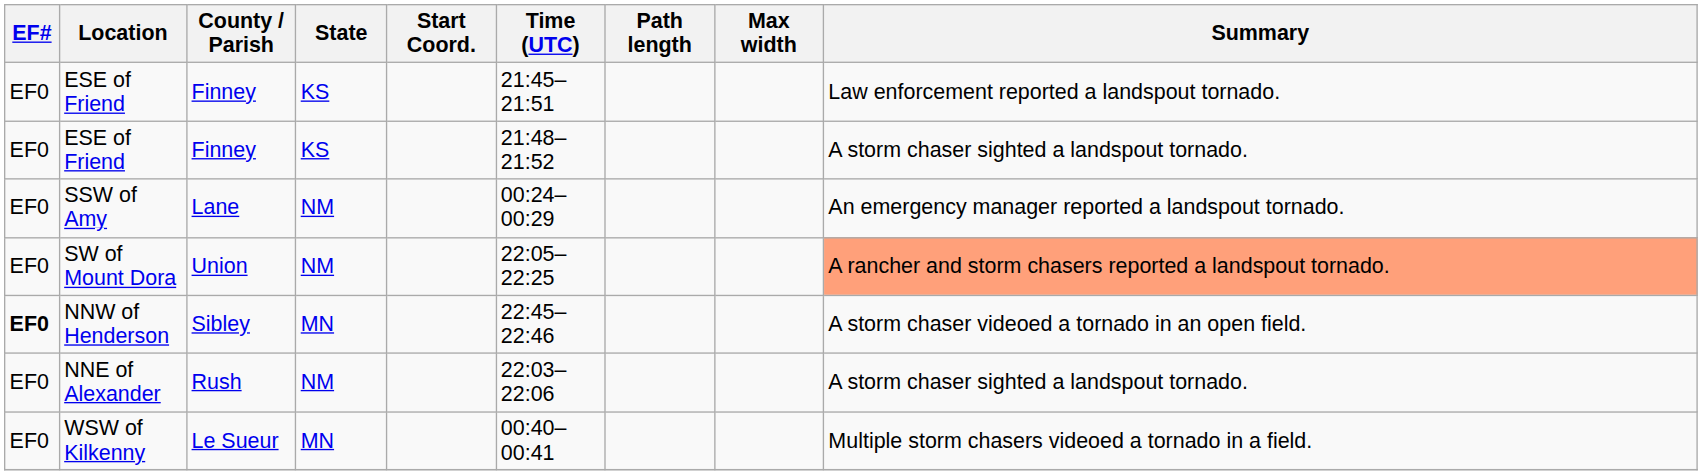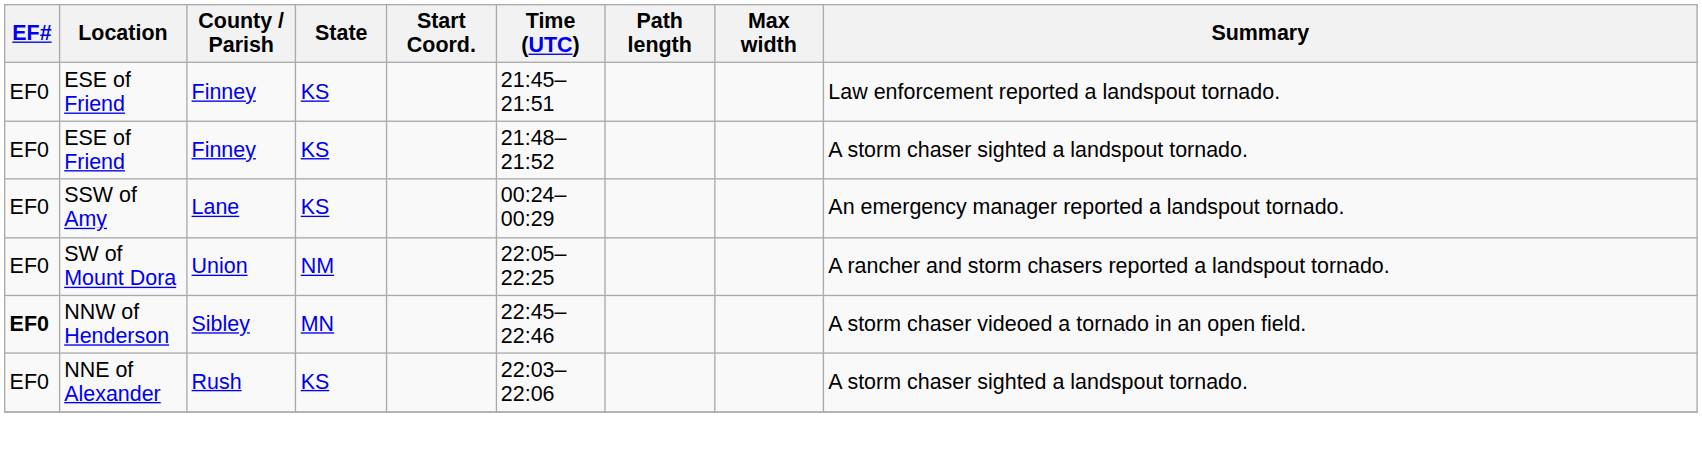(317, 207) NM -> (315, 207) KS
(1109, 266) lightsalmon background -> (1109, 266) no background
(317, 382) NM -> (315, 382) KS
- row: (105, 440)
